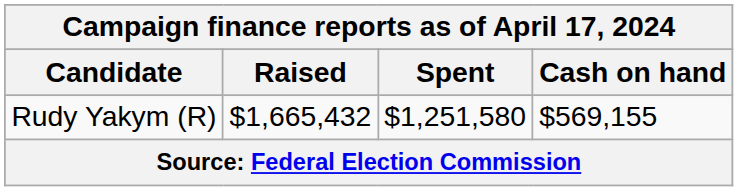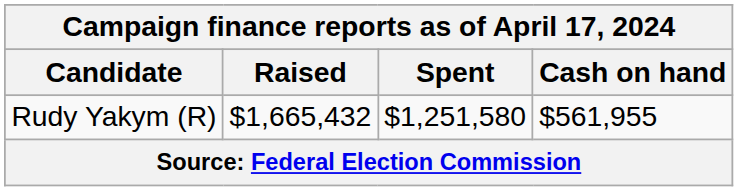(598, 116) $569,155 -> (598, 116) $561,955
